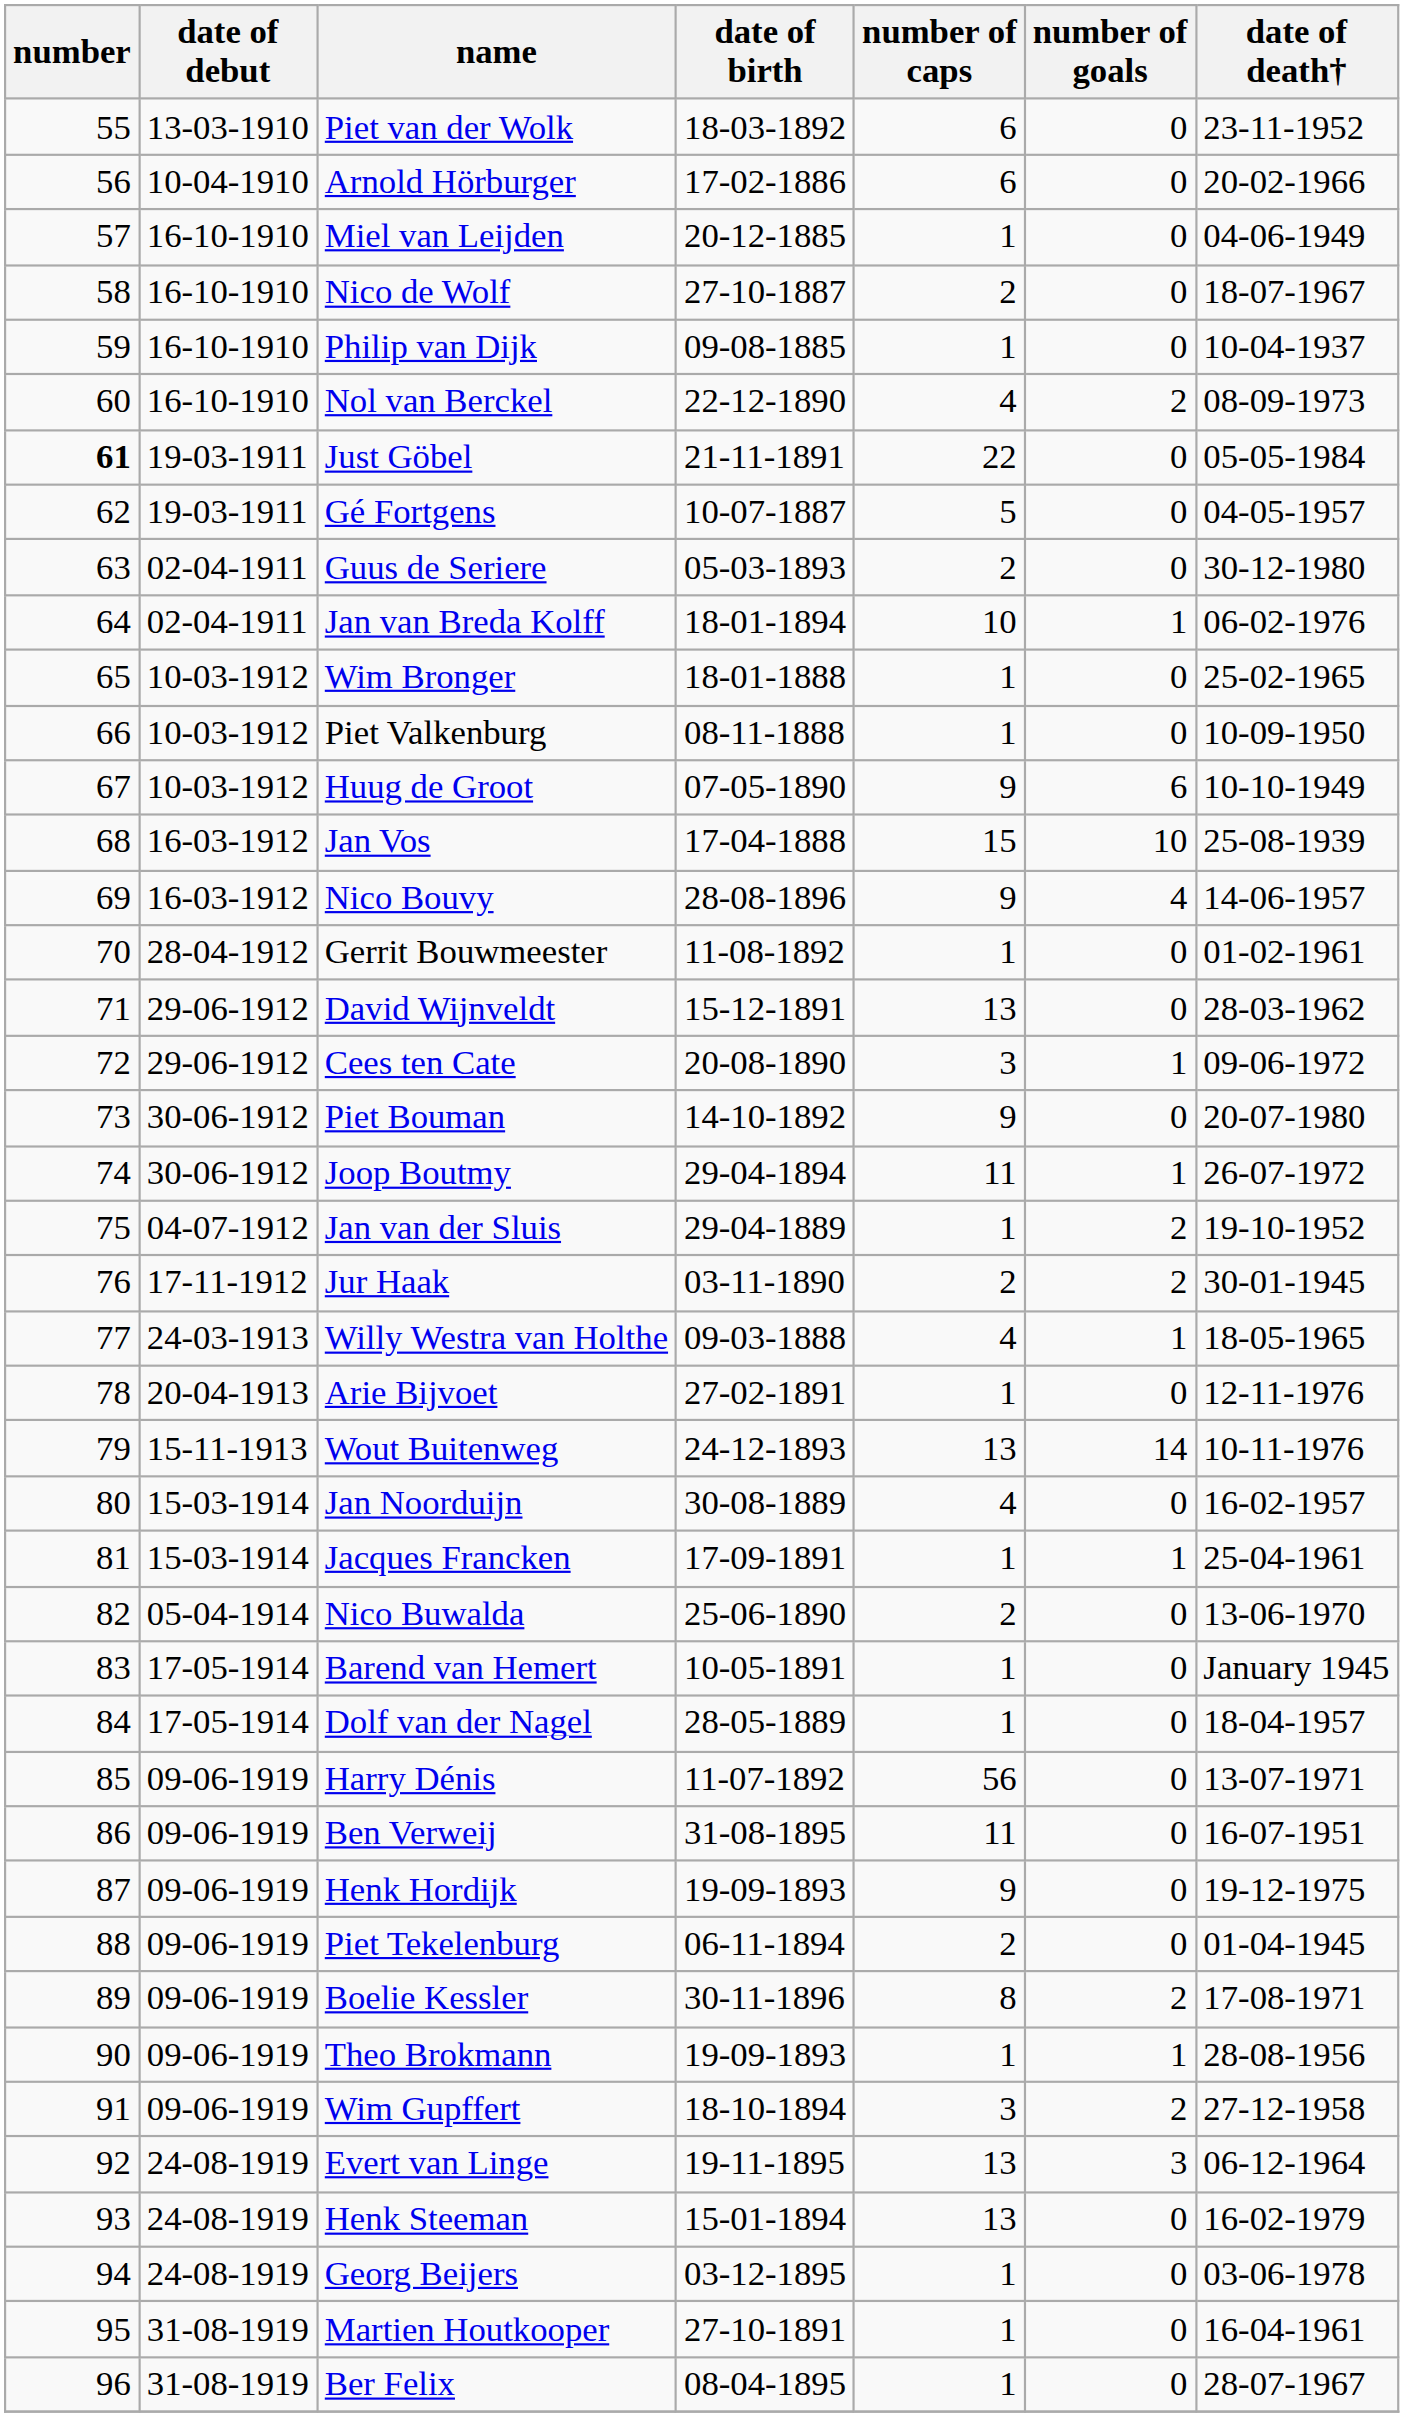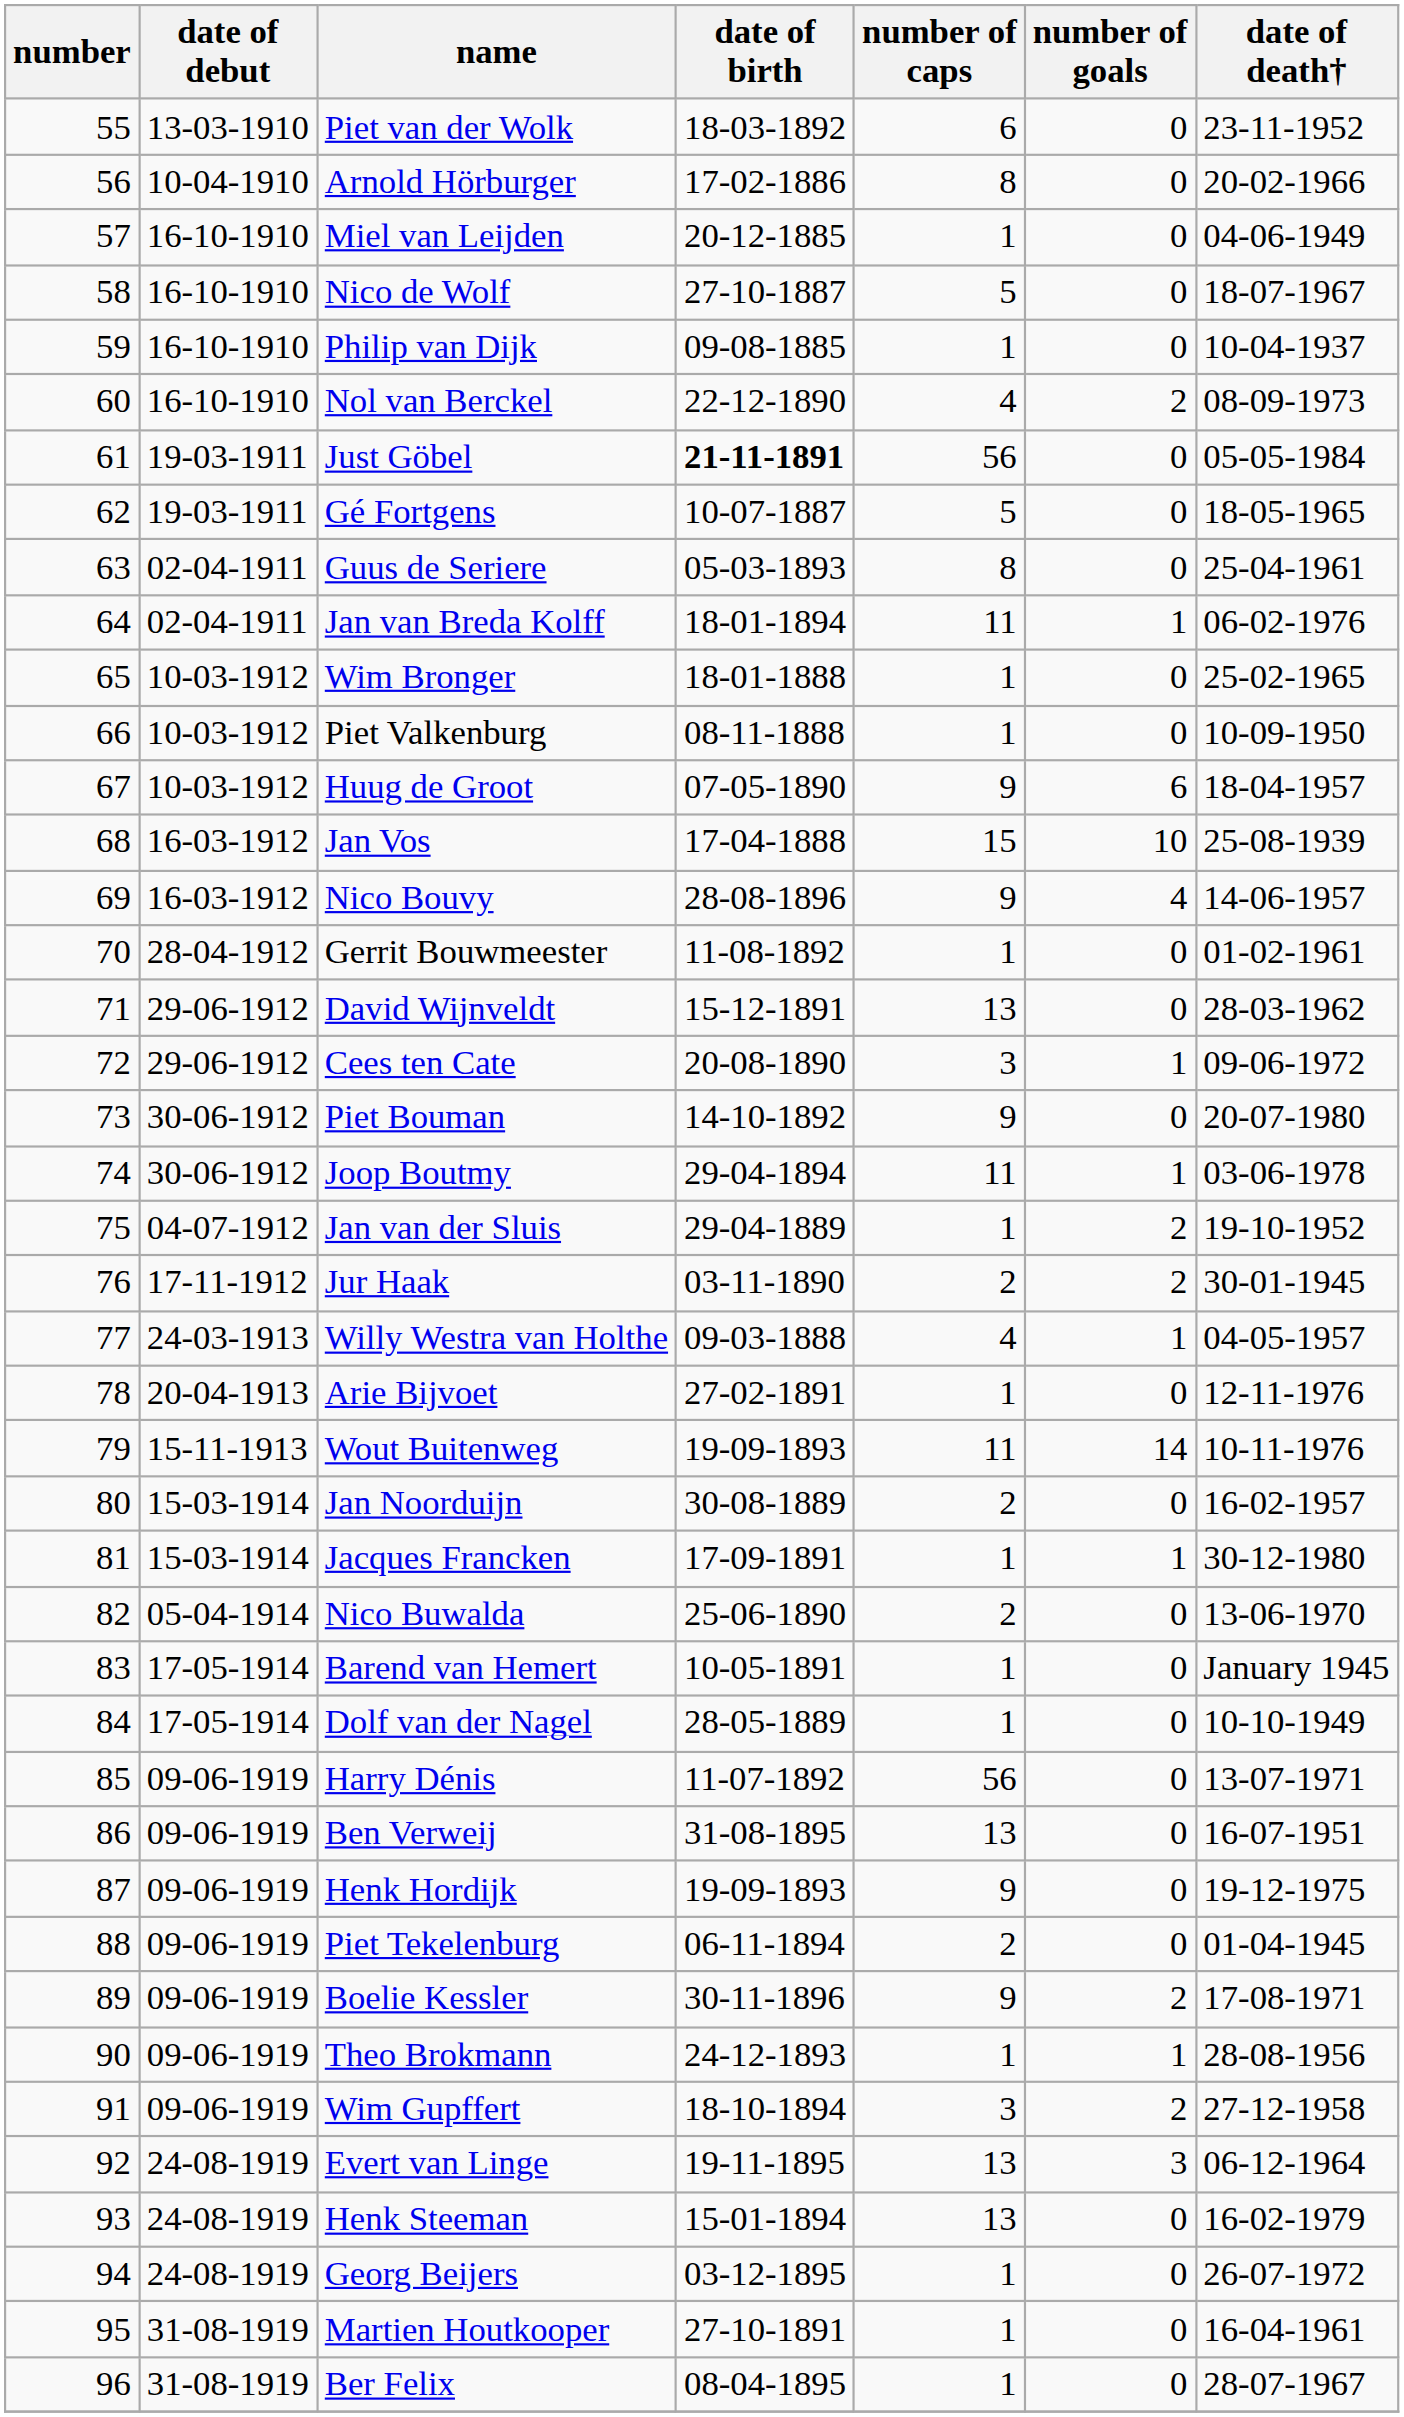(1008, 181) 6 -> (1008, 181) 8
(1008, 291) 2 -> (1008, 291) 5
(113, 456) bold -> (113, 456) normal
(764, 456) normal -> (764, 456) bold
(999, 456) 22 -> (999, 456) 56
(1284, 511) 04-05-1957 -> (1284, 511) 18-05-1965
(1008, 566) 2 -> (1008, 566) 8
(1284, 566) 30-12-1980 -> (1284, 566) 25-04-1961
(999, 621) 10 -> (1000, 621) 11
(1284, 786) 10-10-1949 -> (1284, 786) 18-04-1957
(1284, 1172) 26-07-1972 -> (1284, 1172) 03-06-1978
(1284, 1337) 18-05-1965 -> (1284, 1337) 04-05-1957
(765, 1447) 24-12-1893 -> (765, 1447) 19-09-1893
(999, 1447) 13 -> (1000, 1447) 11
(1008, 1502) 4 -> (1008, 1502) 2
(1284, 1557) 25-04-1961 -> (1284, 1557) 30-12-1980
(1284, 1723) 18-04-1957 -> (1284, 1723) 10-10-1949
(1000, 1833) 11 -> (999, 1833) 13
(1008, 1998) 8 -> (1008, 1998) 9
(765, 2053) 19-09-1893 -> (765, 2053) 24-12-1893
(1284, 2273) 03-06-1978 -> (1284, 2273) 26-07-1972
